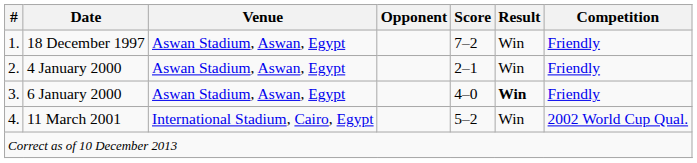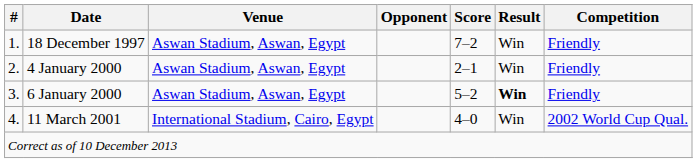(466, 94) 4–0 -> (466, 94) 5–2
(466, 119) 5–2 -> (466, 119) 4–0
